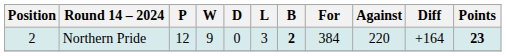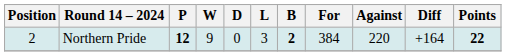(183, 38) normal -> (183, 38) bold
(477, 38) 23 -> (477, 38) 22
